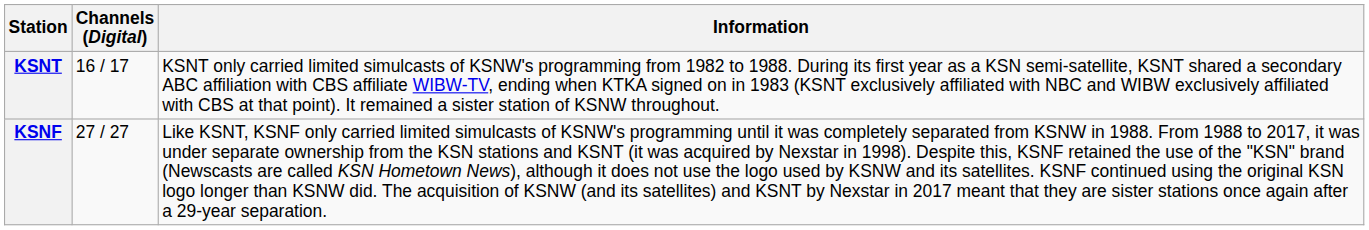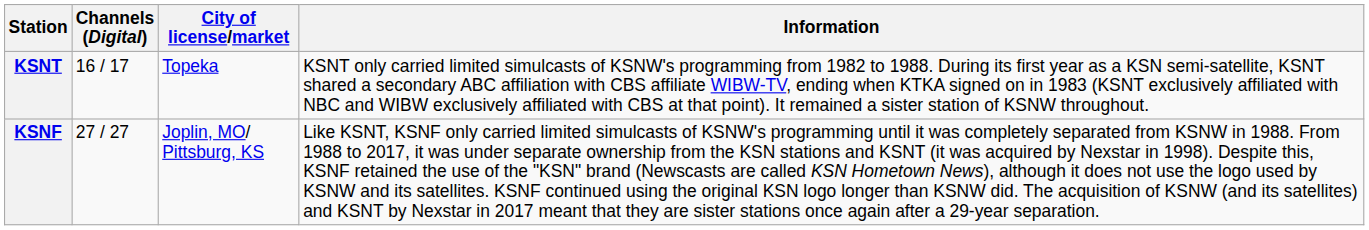+ column: (229, 28)
